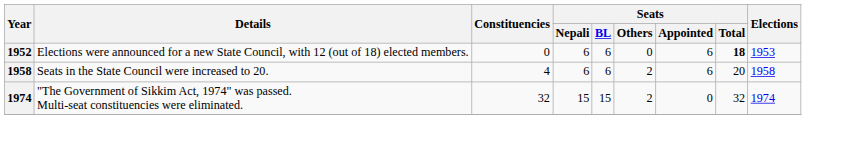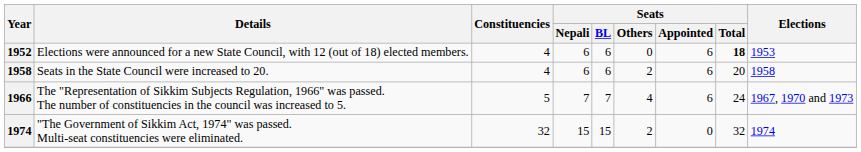(547, 52) 0 -> (547, 52) 4
+ row: (19, 98)
